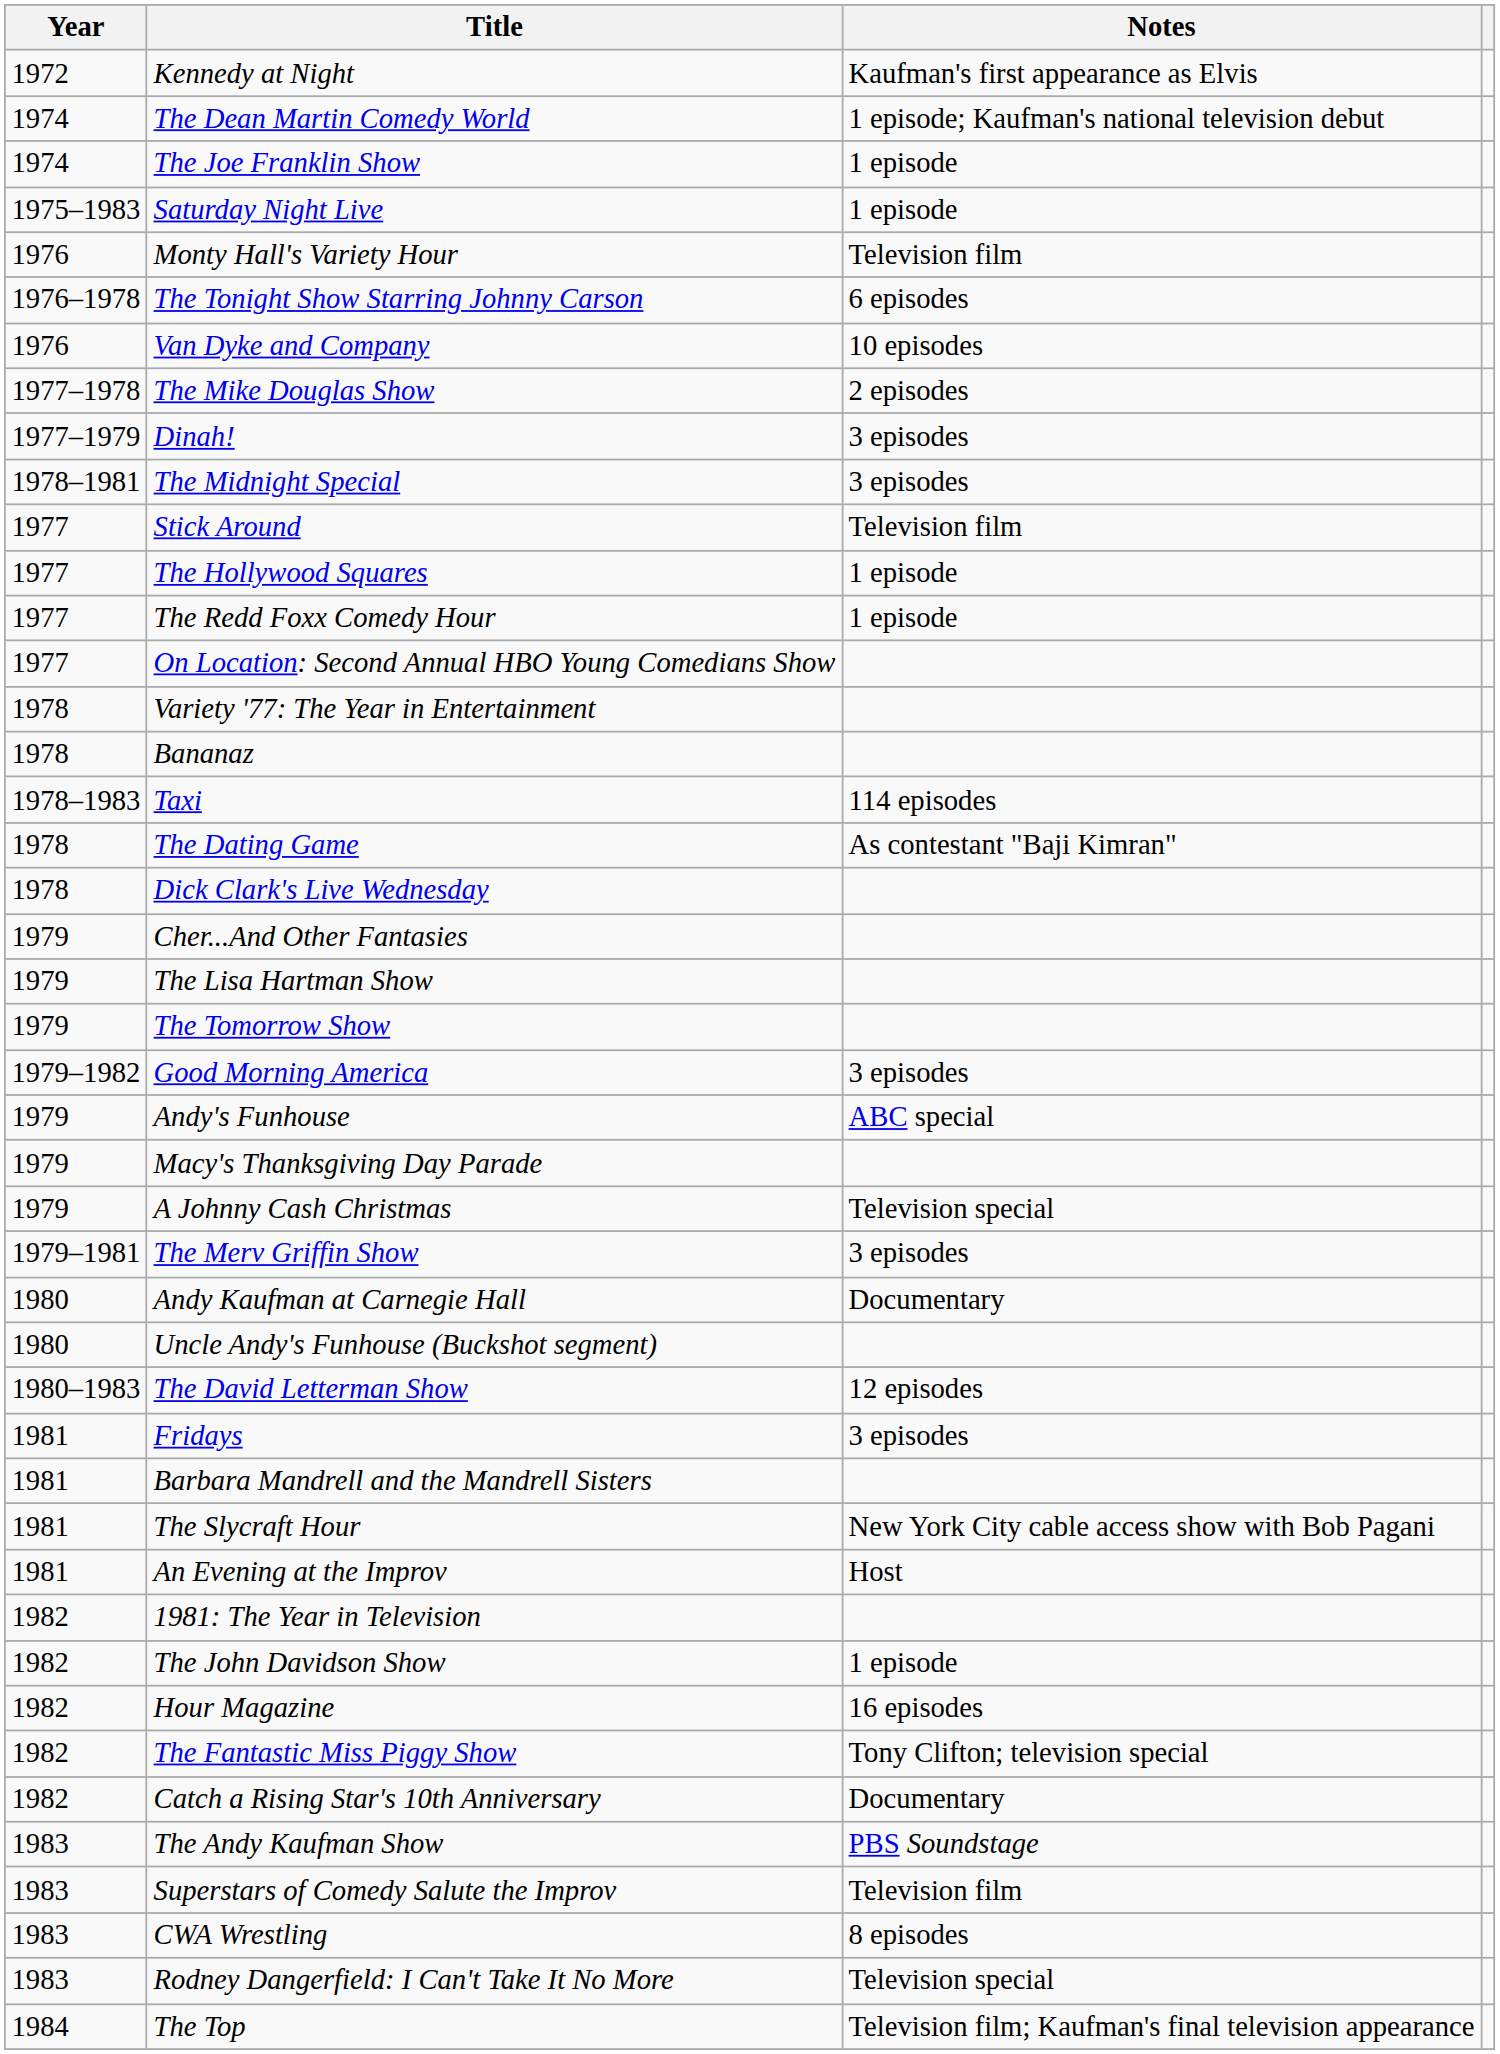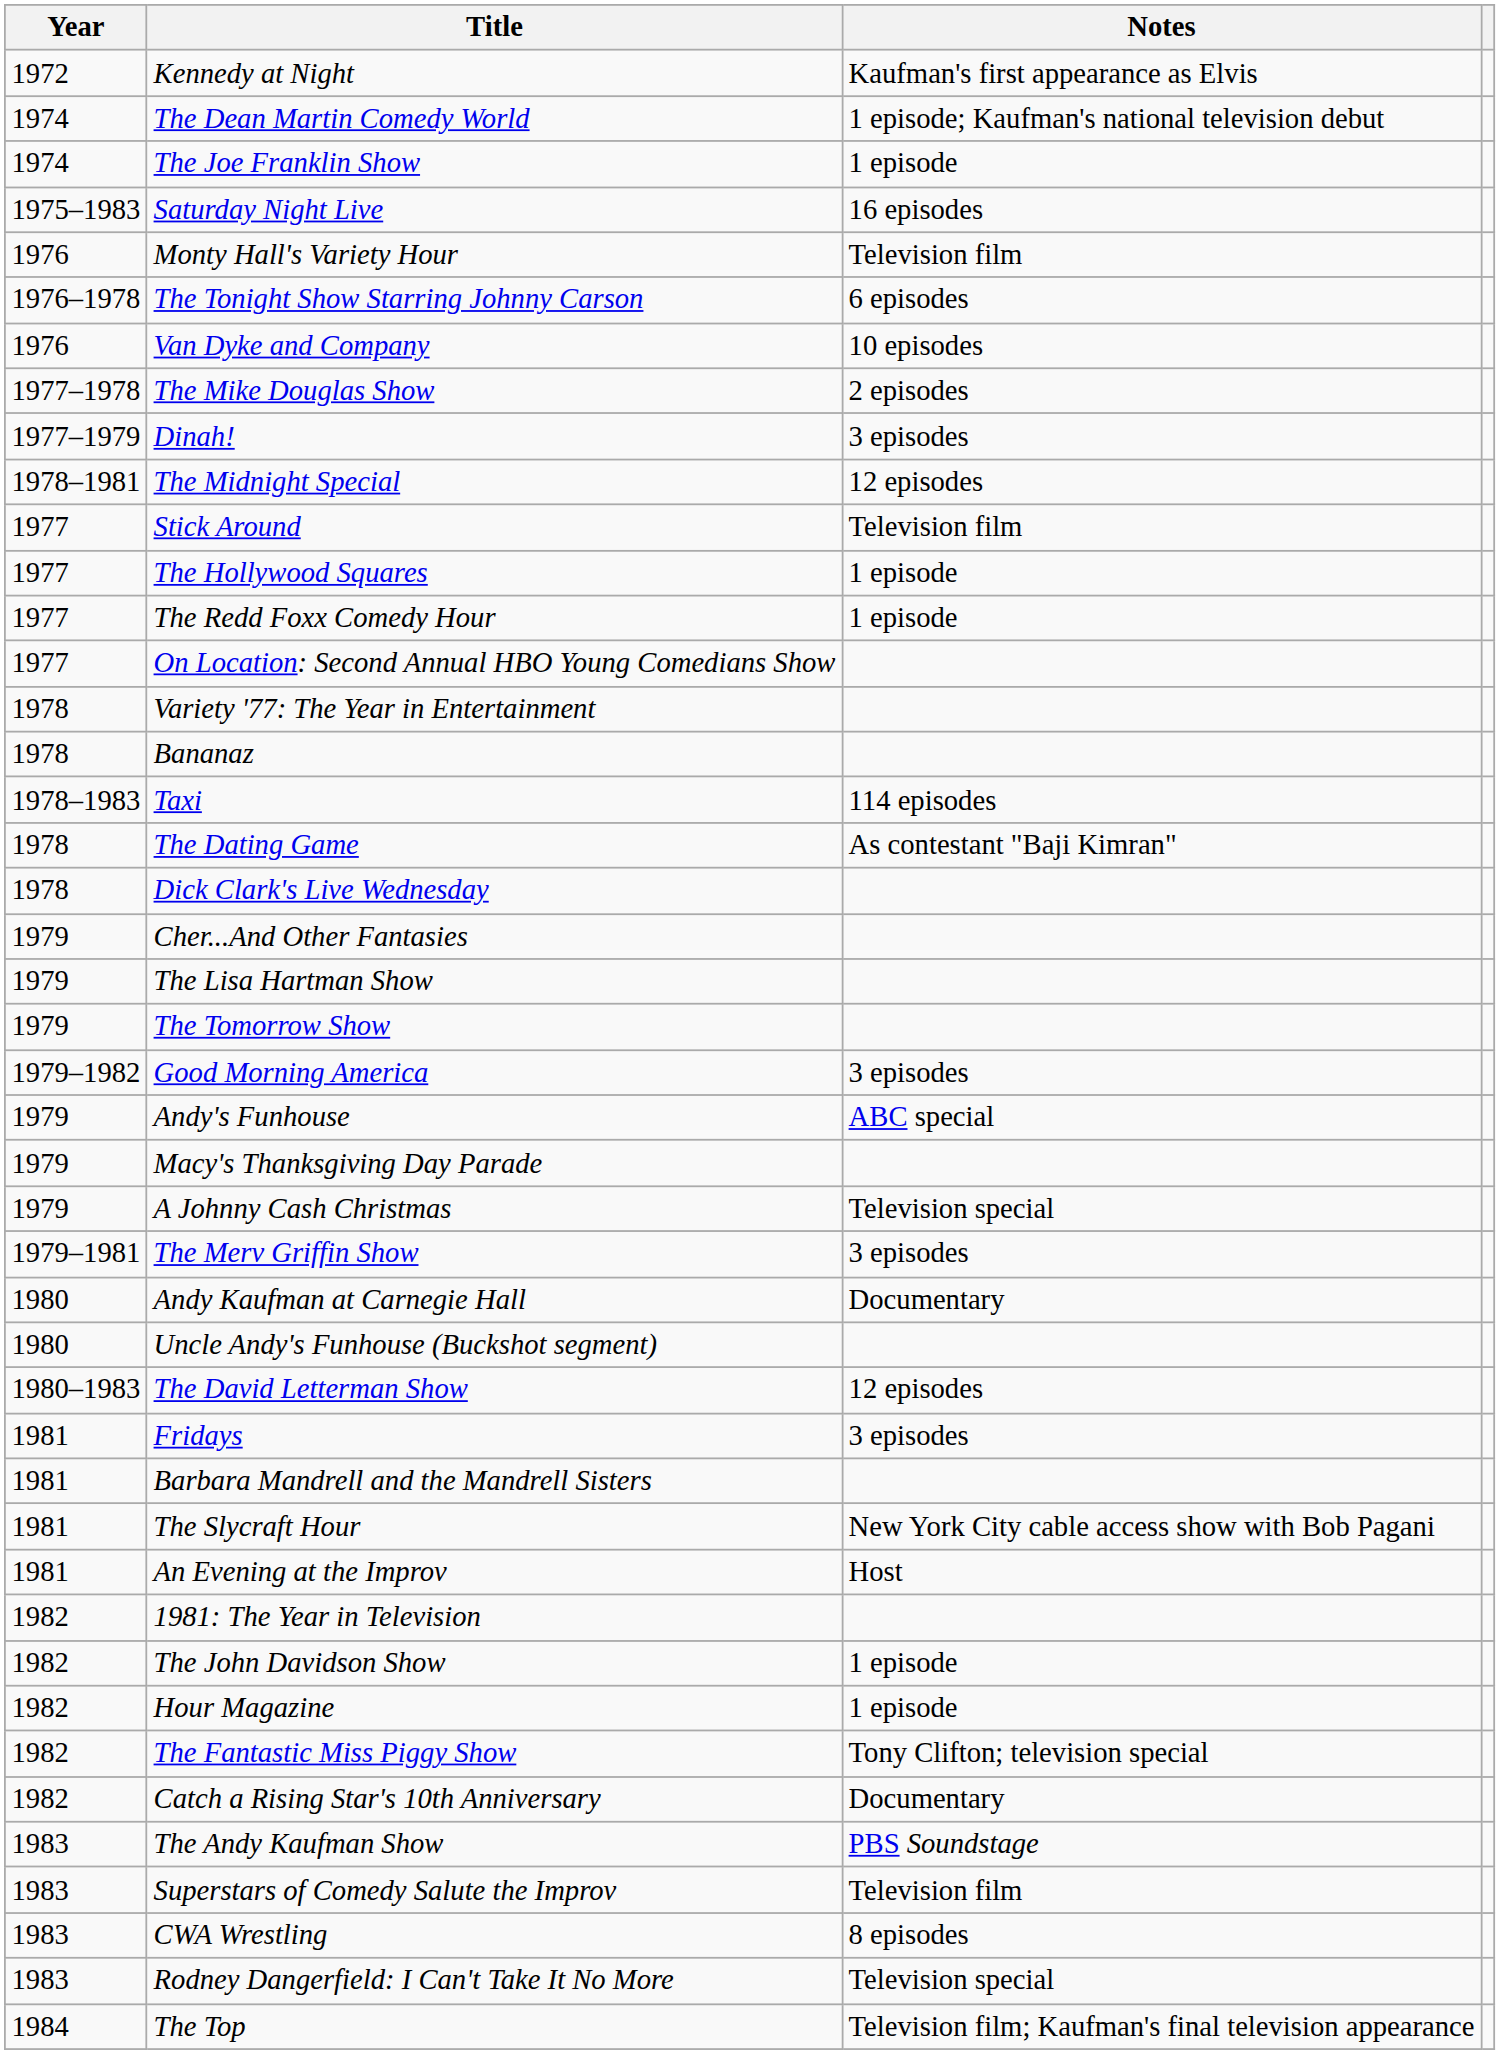(903, 208) 1 episode -> (916, 208) 16 episodes
(909, 481) 3 episodes -> (916, 481) 12 episodes
(916, 1707) 16 episodes -> (903, 1707) 1 episode
